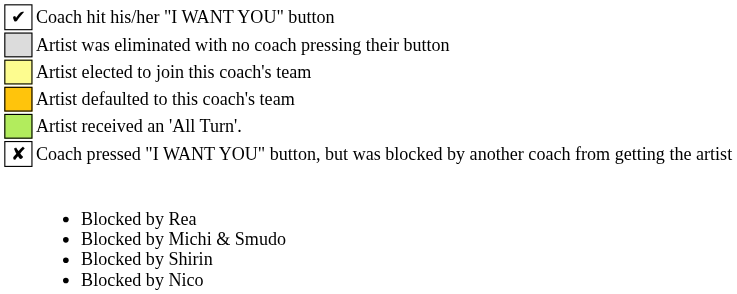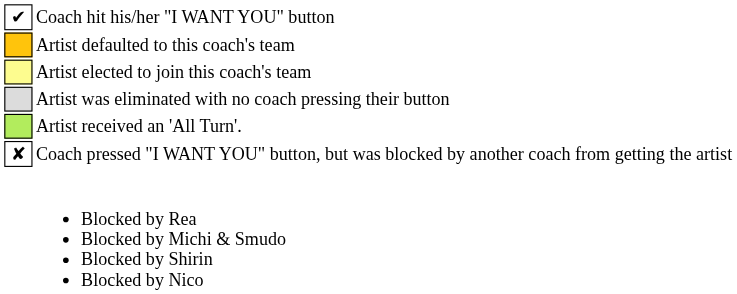rows swapped: (165, 99) <-> (243, 44)
